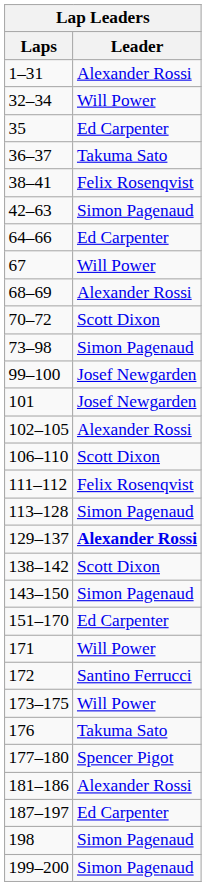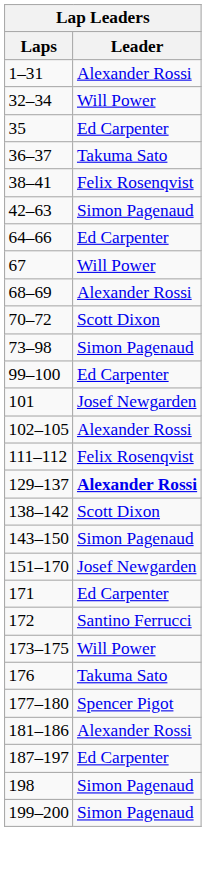(137, 374) Josef Newgarden -> (123, 374) Ed Carpenter
- row: (38, 456)
- row: (38, 511)
(123, 621) Ed Carpenter -> (137, 566) Josef Newgarden
(116, 648) Will Power -> (123, 593) Ed Carpenter
